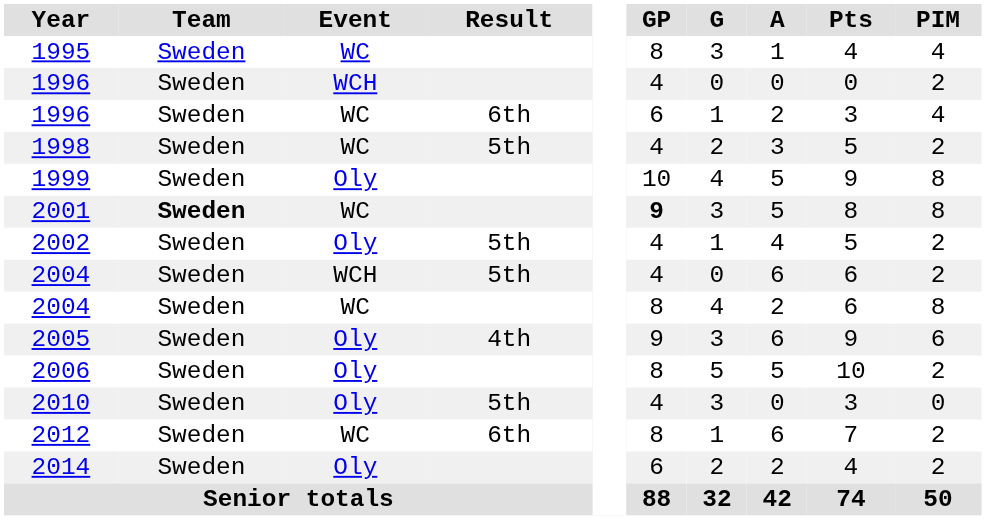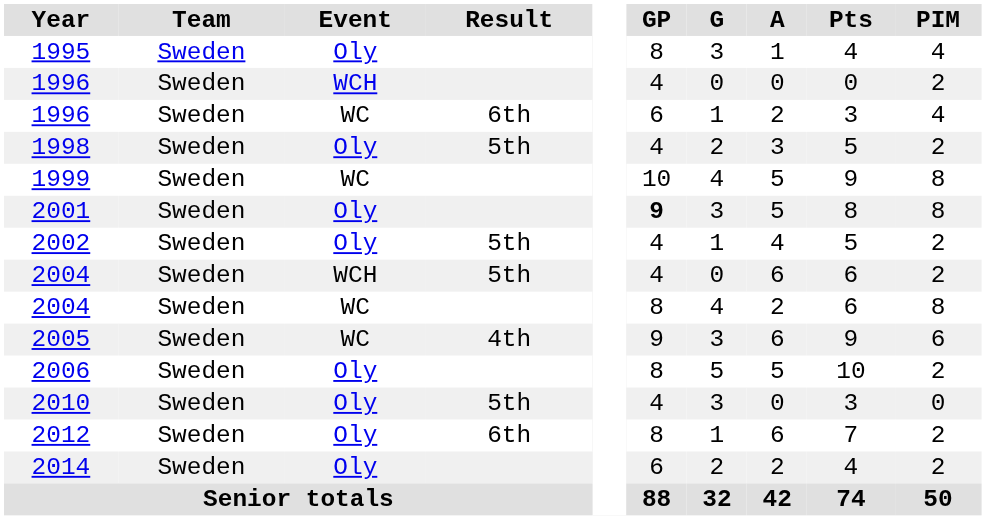(355, 52) WC -> (355, 52) Oly
(355, 148) WC -> (355, 148) Oly
(355, 180) Oly -> (355, 180) WC
(201, 212) bold -> (201, 212) normal
(355, 212) WC -> (355, 212) Oly
(355, 340) Oly -> (355, 340) WC
(355, 435) WC -> (355, 435) Oly
